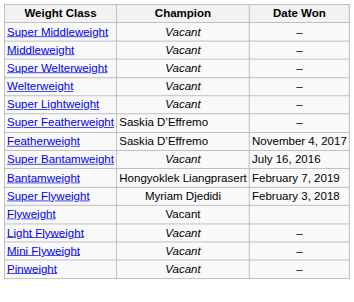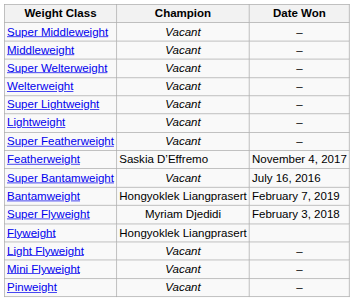+ row: (36, 123)
(164, 123) Saskia D’Effremo -> (183, 141) Vacant
(183, 214) Vacant -> (183, 232) Hongyoklek Liangprasert
